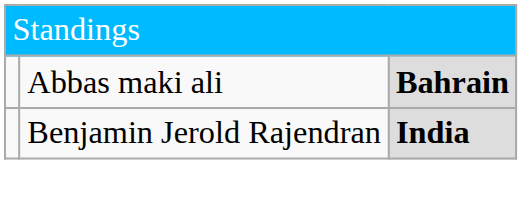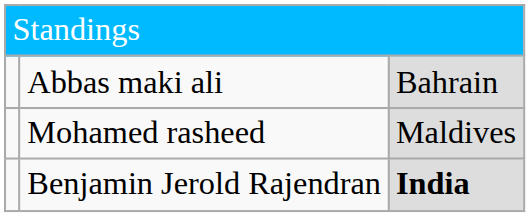(452, 81) bold -> (447, 81) normal
+ row: (146, 132)
